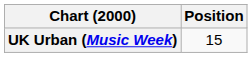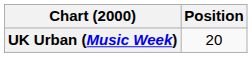(214, 40) 15 -> (214, 40) 20
